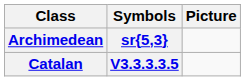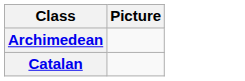- column: (144, 16)
